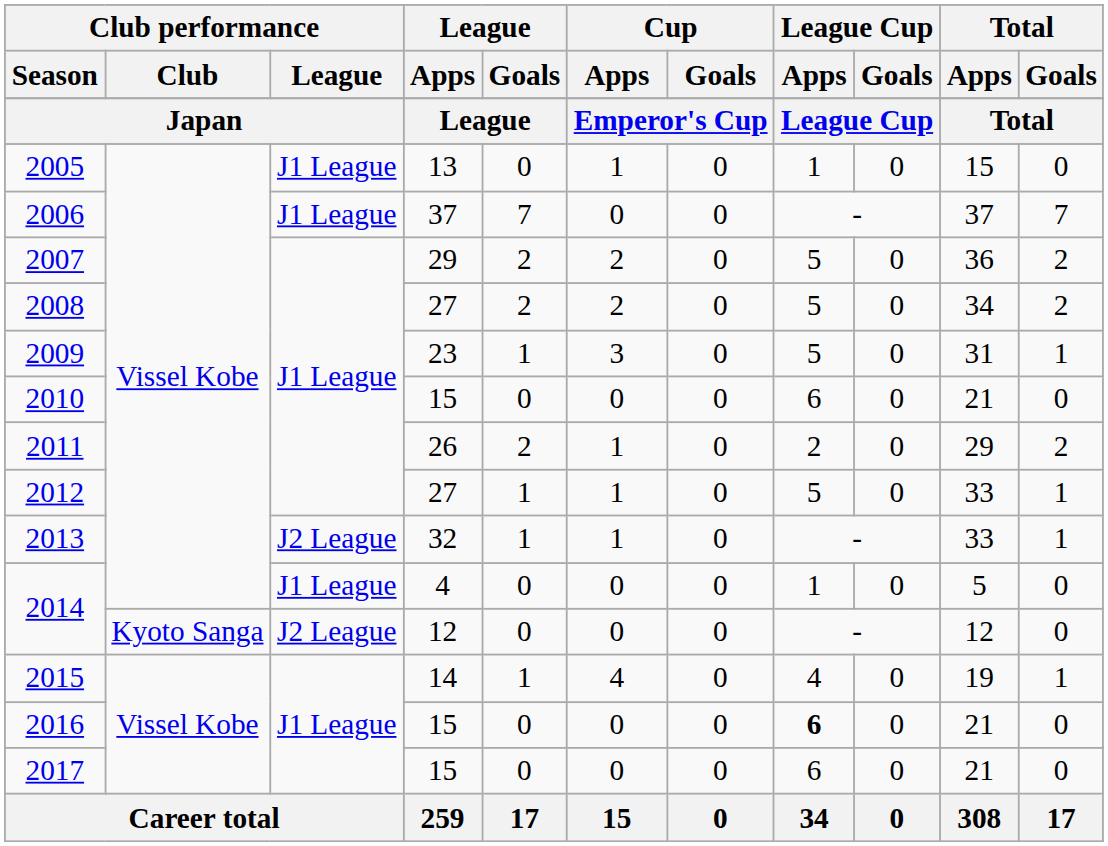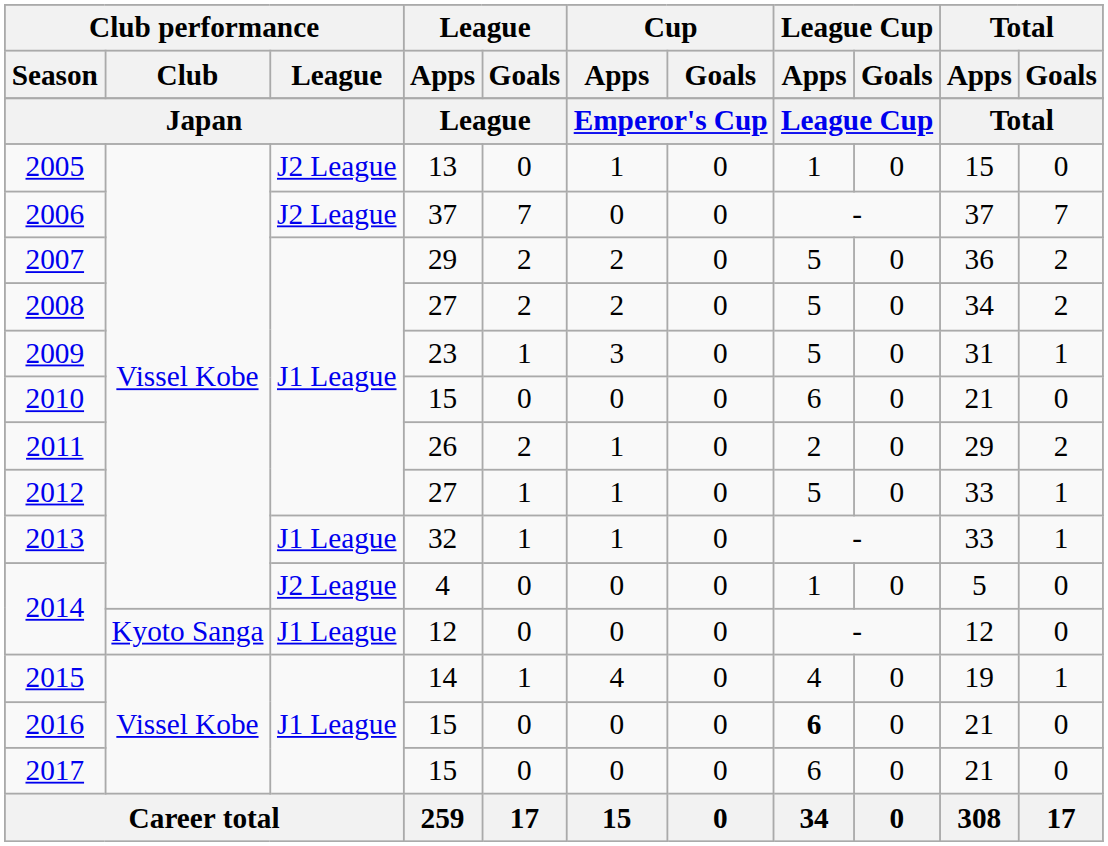(337, 167) J1 League -> (337, 167) J2 League
(337, 213) J1 League -> (337, 213) J2 League
(337, 538) J2 League -> (337, 538) J1 League
(337, 584) J1 League -> (337, 584) J2 League
(337, 631) J2 League -> (337, 631) J1 League
